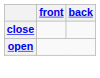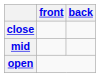+ row: (21, 47)
